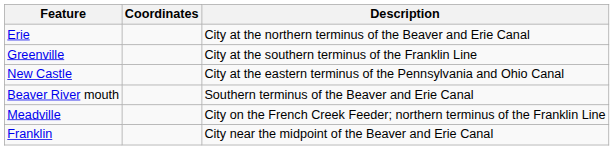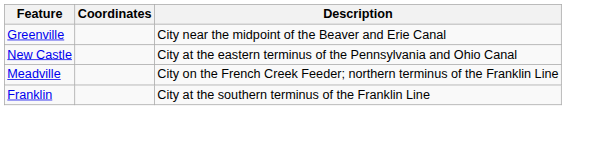- row: (19, 34)
(341, 54) City at the southern terminus of the Franklin Line -> (302, 34) City near the midpoint of the Beaver and Erie Canal
- row: (63, 94)
(349, 134) City near the midpoint of the Beaver and Erie Canal -> (294, 94) City at the southern terminus of the Franklin Line
